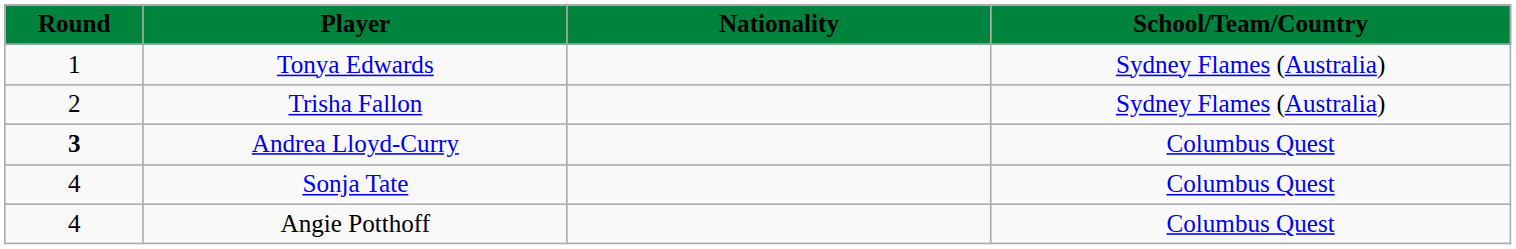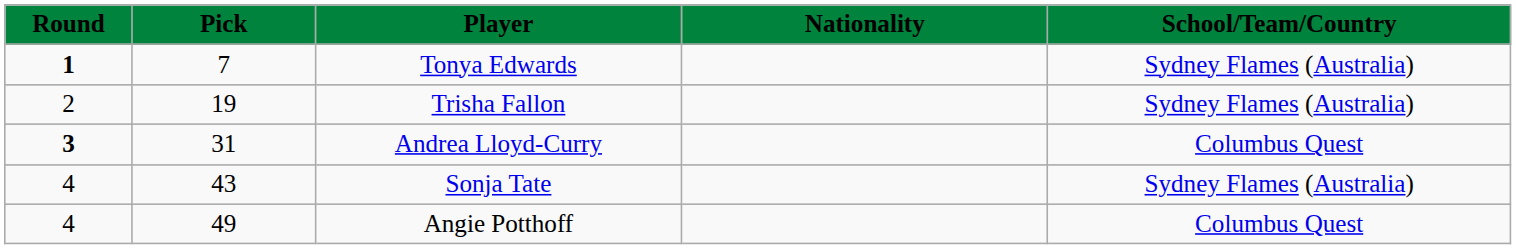+ column: (224, 24)
(74, 64) normal -> (68, 64) bold
(1251, 183) Columbus Quest -> (1279, 183) Sydney Flames (Australia)
